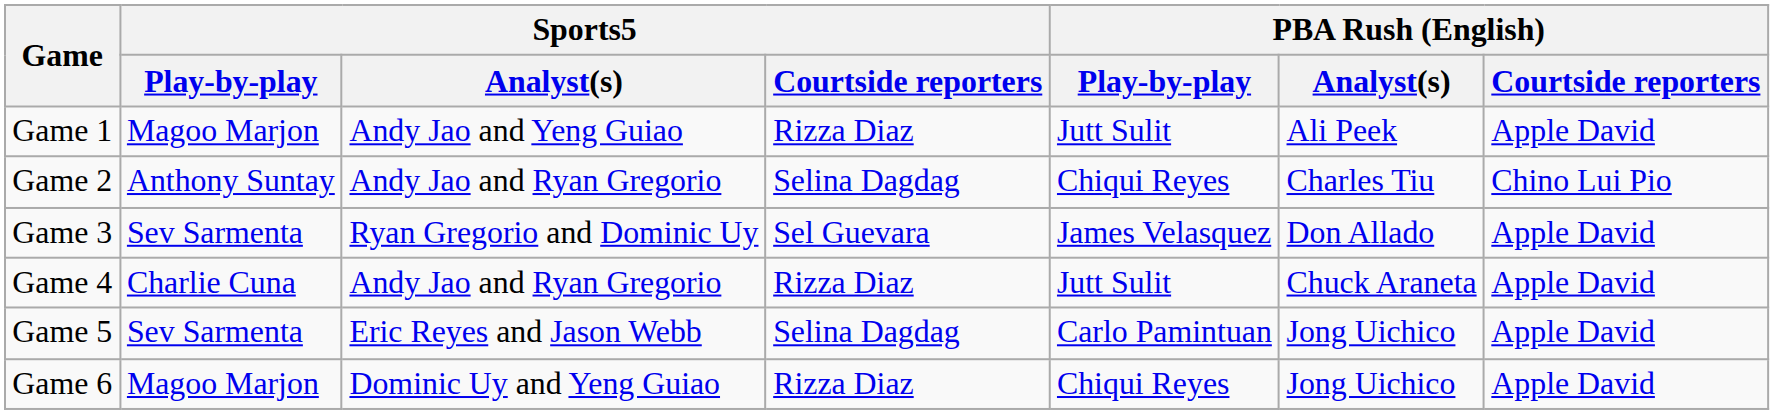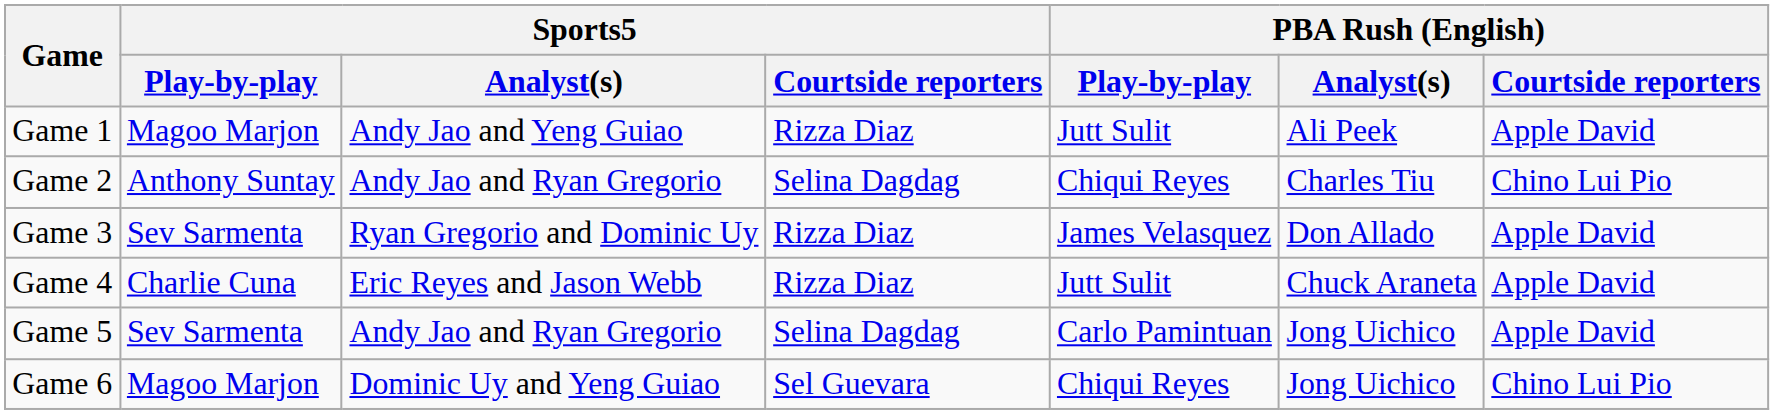(851, 231) Sel Guevara -> (843, 231) Rizza Diaz
(535, 282) Andy Jao and Ryan Gregorio -> (526, 282) Eric Reyes and Jason Webb
(526, 332) Eric Reyes and Jason Webb -> (535, 332) Andy Jao and Ryan Gregorio
(843, 383) Rizza Diaz -> (851, 383) Sel Guevara
(1573, 383) Apple David -> (1582, 383) Chino Lui Pio
